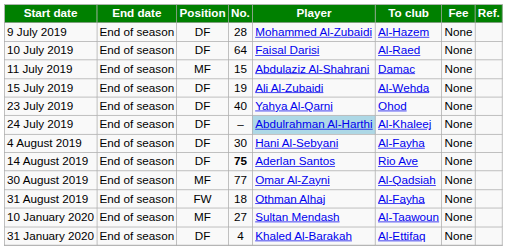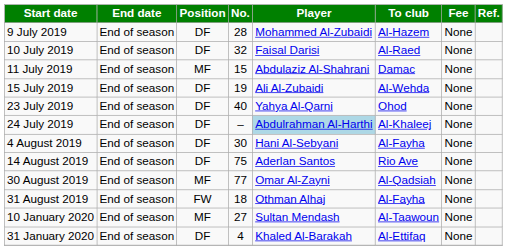(240, 50) 64 -> (240, 50) 32
(240, 161) bold -> (240, 161) normal
